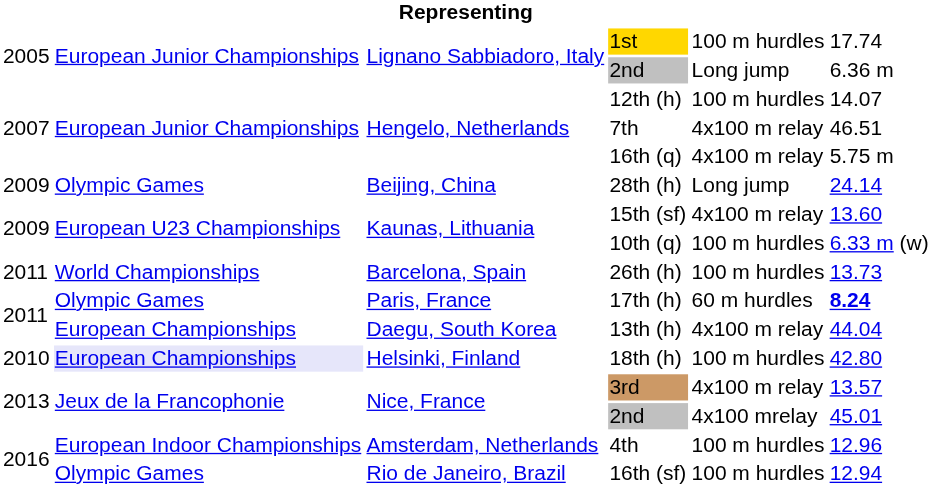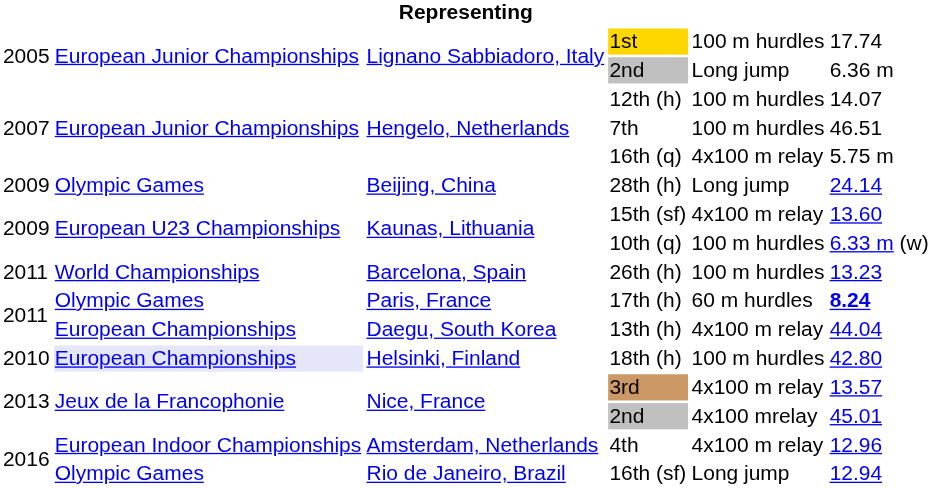(757, 127) 4x100 m relay -> (758, 127) 100 m hurdles
(856, 271) 13.73 -> (856, 271) 13.23
(758, 444) 100 m hurdles -> (757, 444) 4x100 m relay
(758, 473) 100 m hurdles -> (741, 473) Long jump
